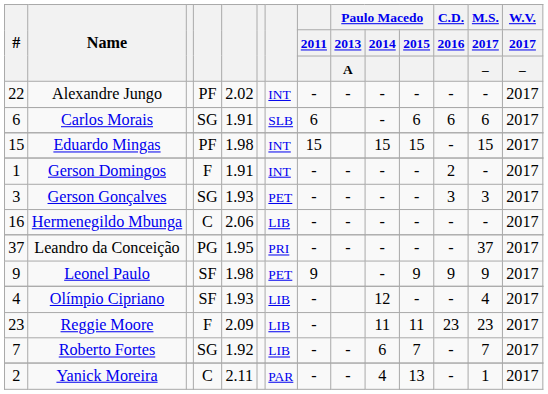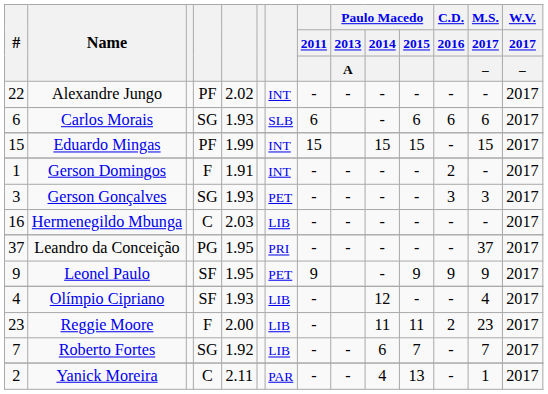(239, 119) 1.91 -> (239, 119) 1.93
(239, 145) 1.98 -> (239, 145) 1.99
(239, 222) 2.06 -> (239, 222) 2.03
(239, 273) 1.98 -> (239, 273) 1.95
(239, 324) 2.09 -> (239, 324) 2.00
(451, 324) 23 -> (451, 324) 2
